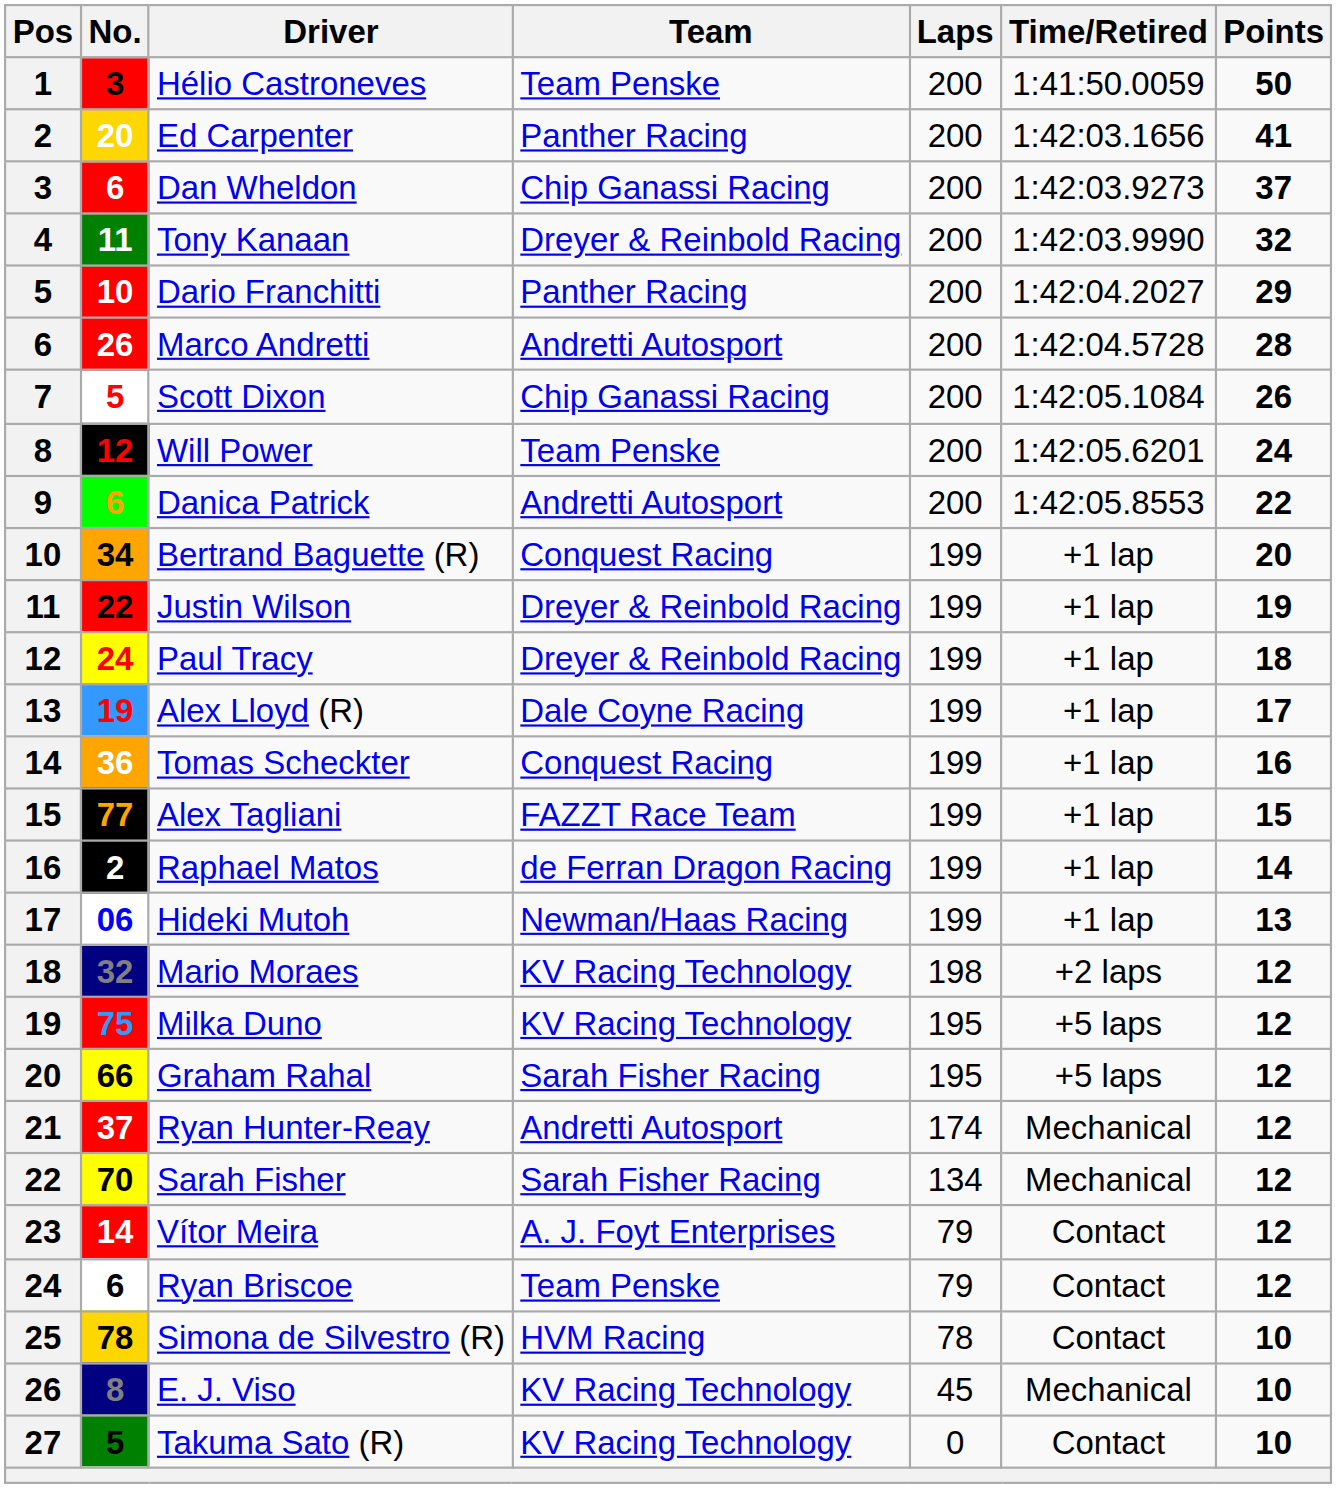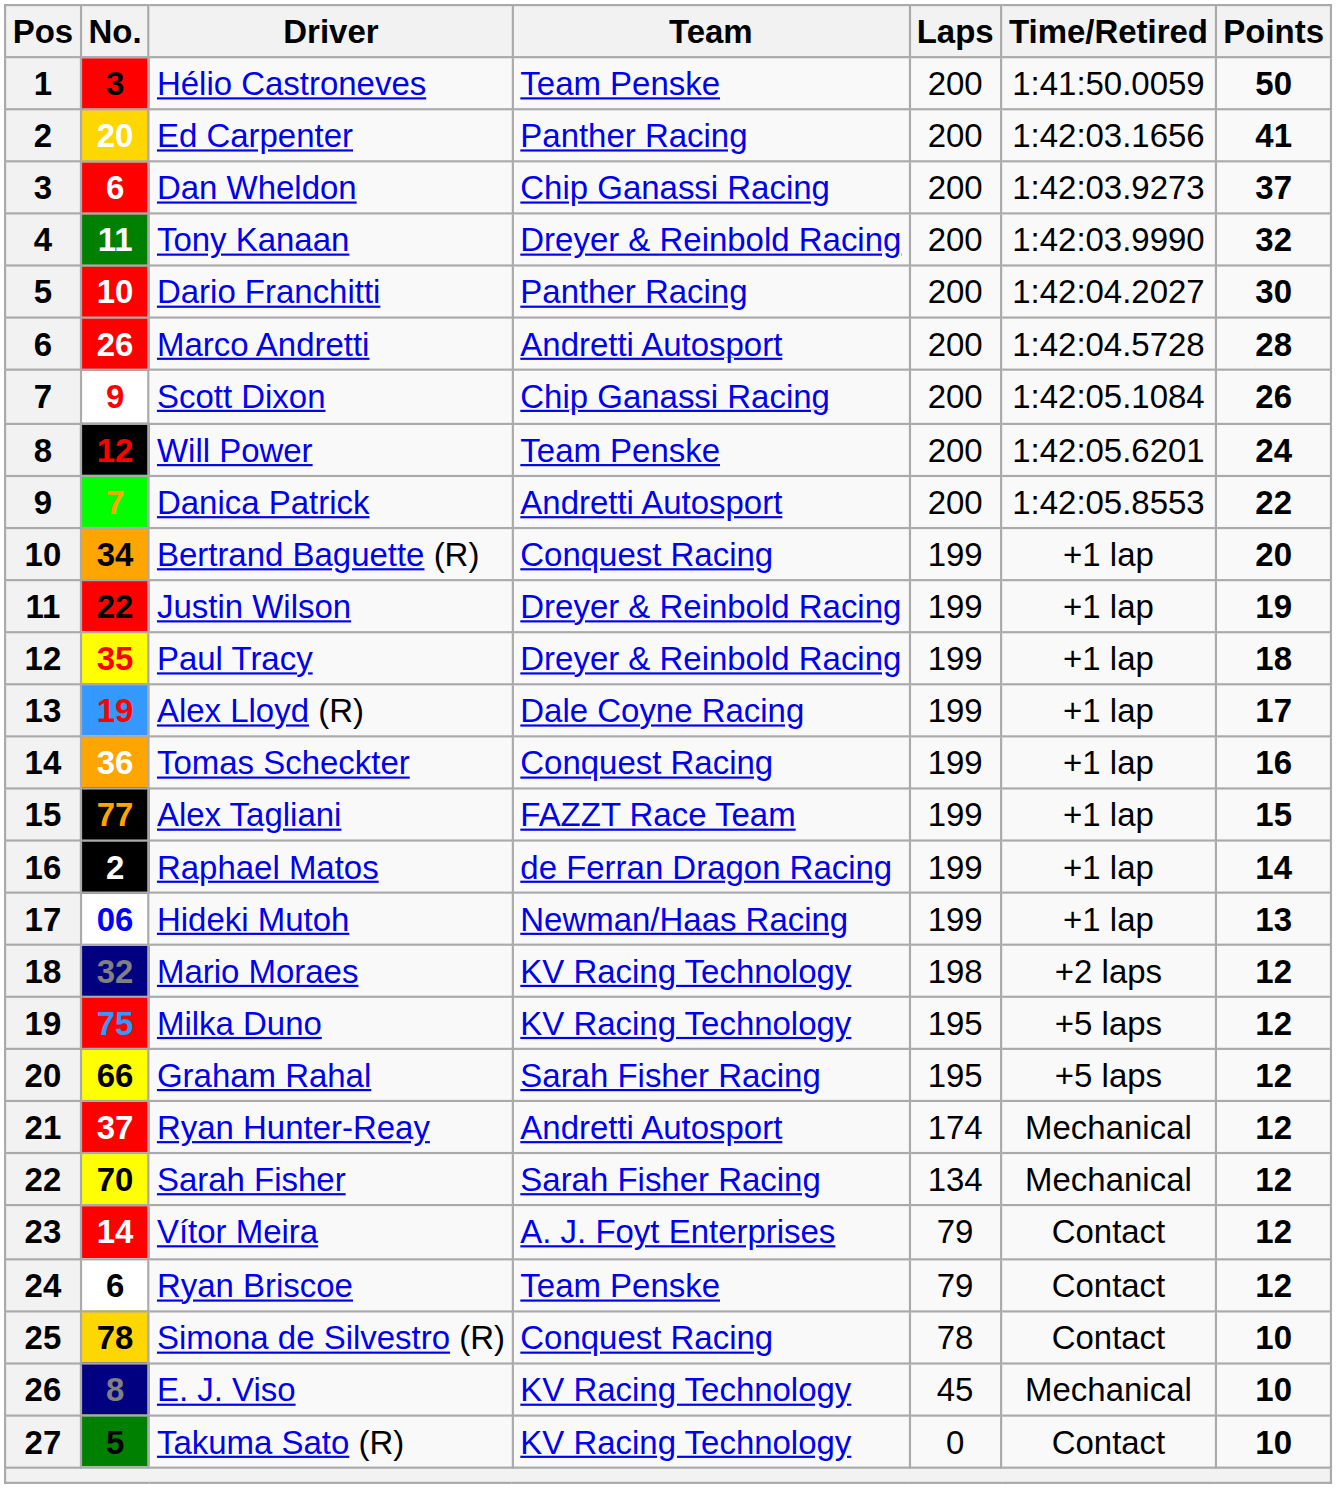(1274, 292) 29 -> (1274, 292) 30
(115, 397) 5 -> (115, 397) 9
(115, 501) 6 -> (115, 501) 7
(115, 658) 24 -> (115, 658) 35
(613, 1337) HVM Racing -> (647, 1337) Conquest Racing
